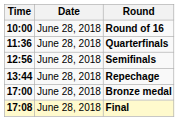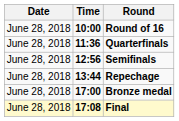columns swapped: (69, 12) <-> (20, 12)
